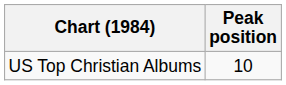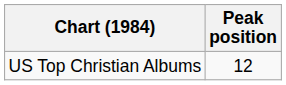(243, 65) 10 -> (243, 65) 12
